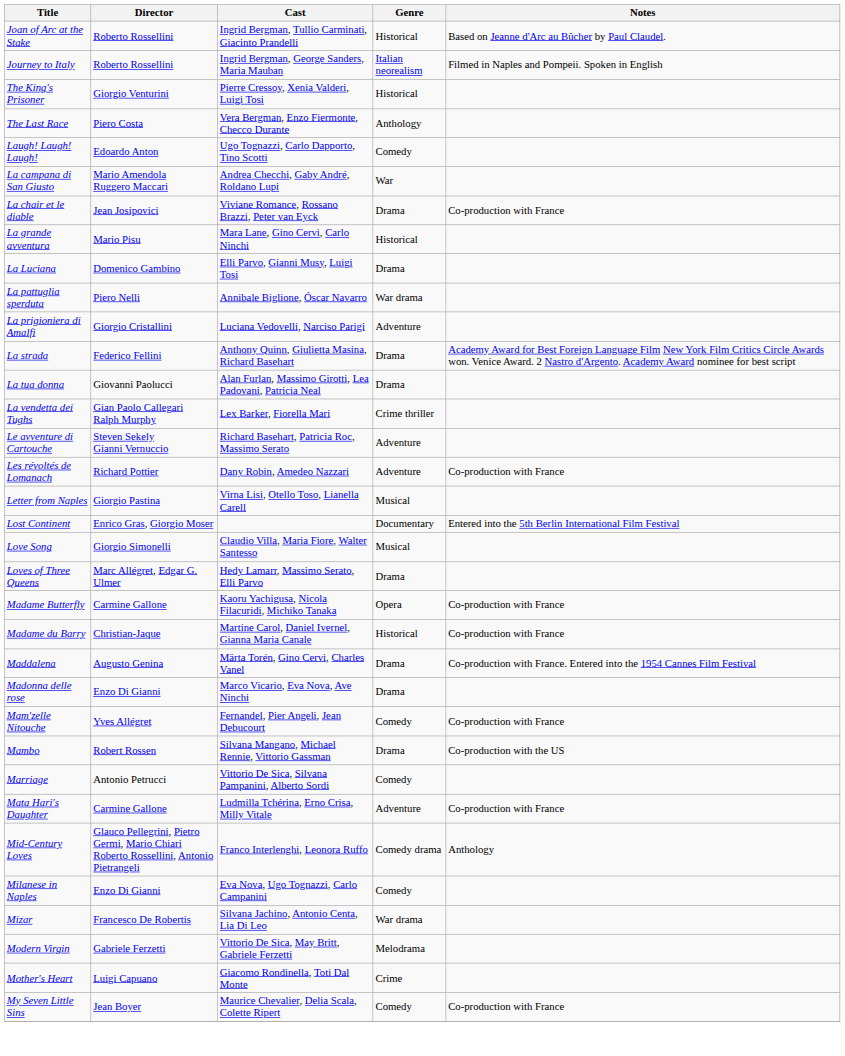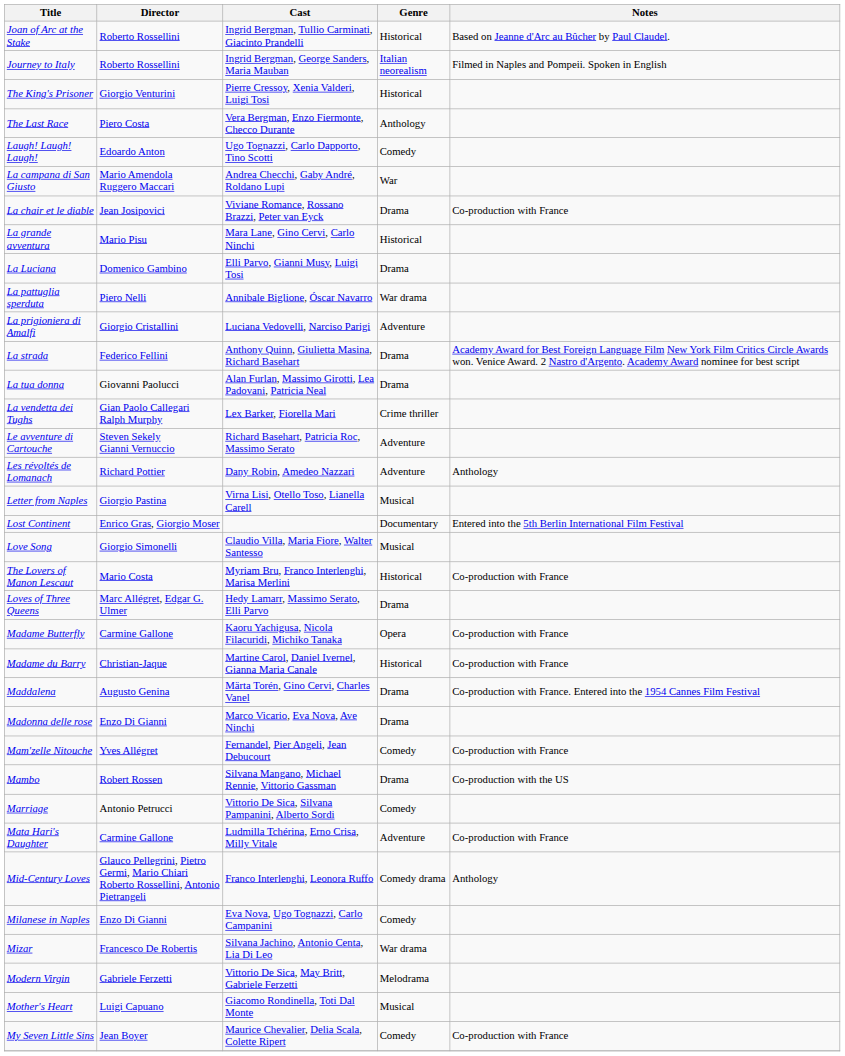(506, 471) Co-production with France -> (475, 471) Anthology
+ row: (40, 576)
(389, 978) Crime -> (397, 1007) Musical
